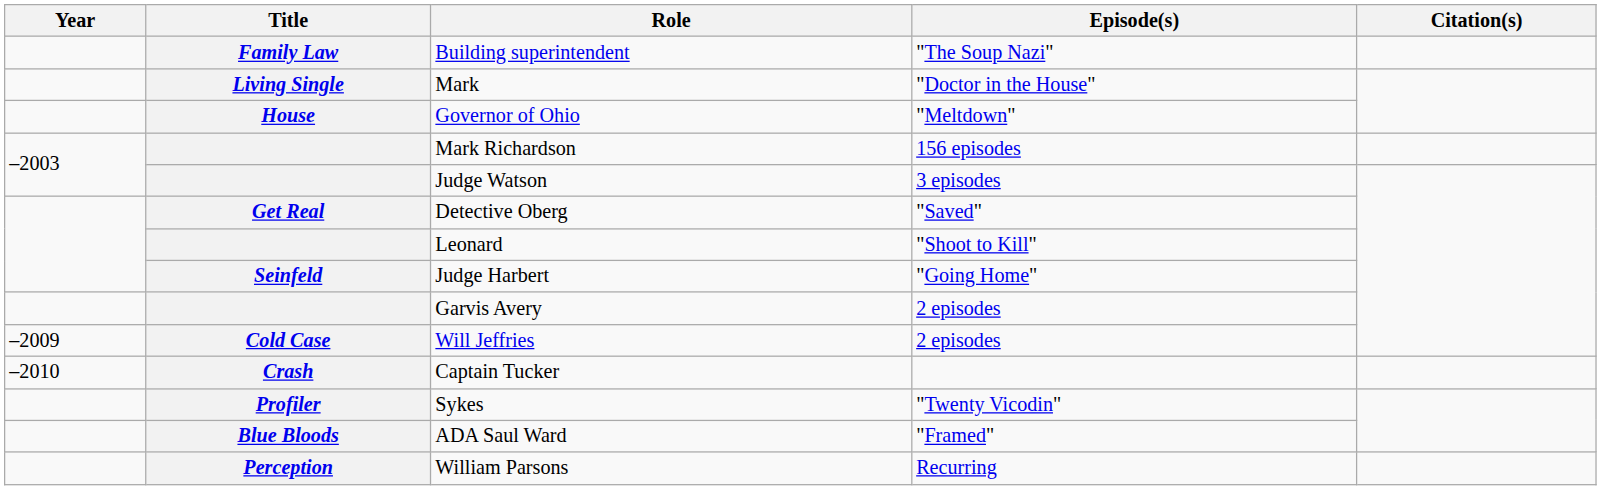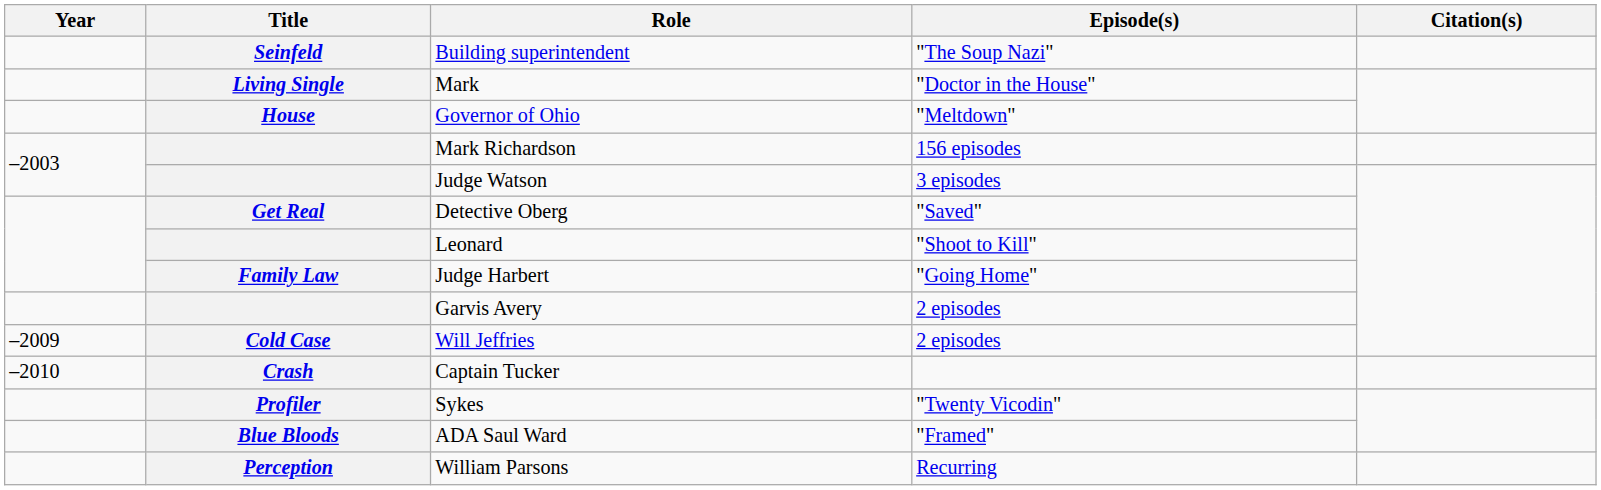(288, 52) Family Law -> (288, 52) Seinfeld
(288, 276) Seinfeld -> (288, 276) Family Law
